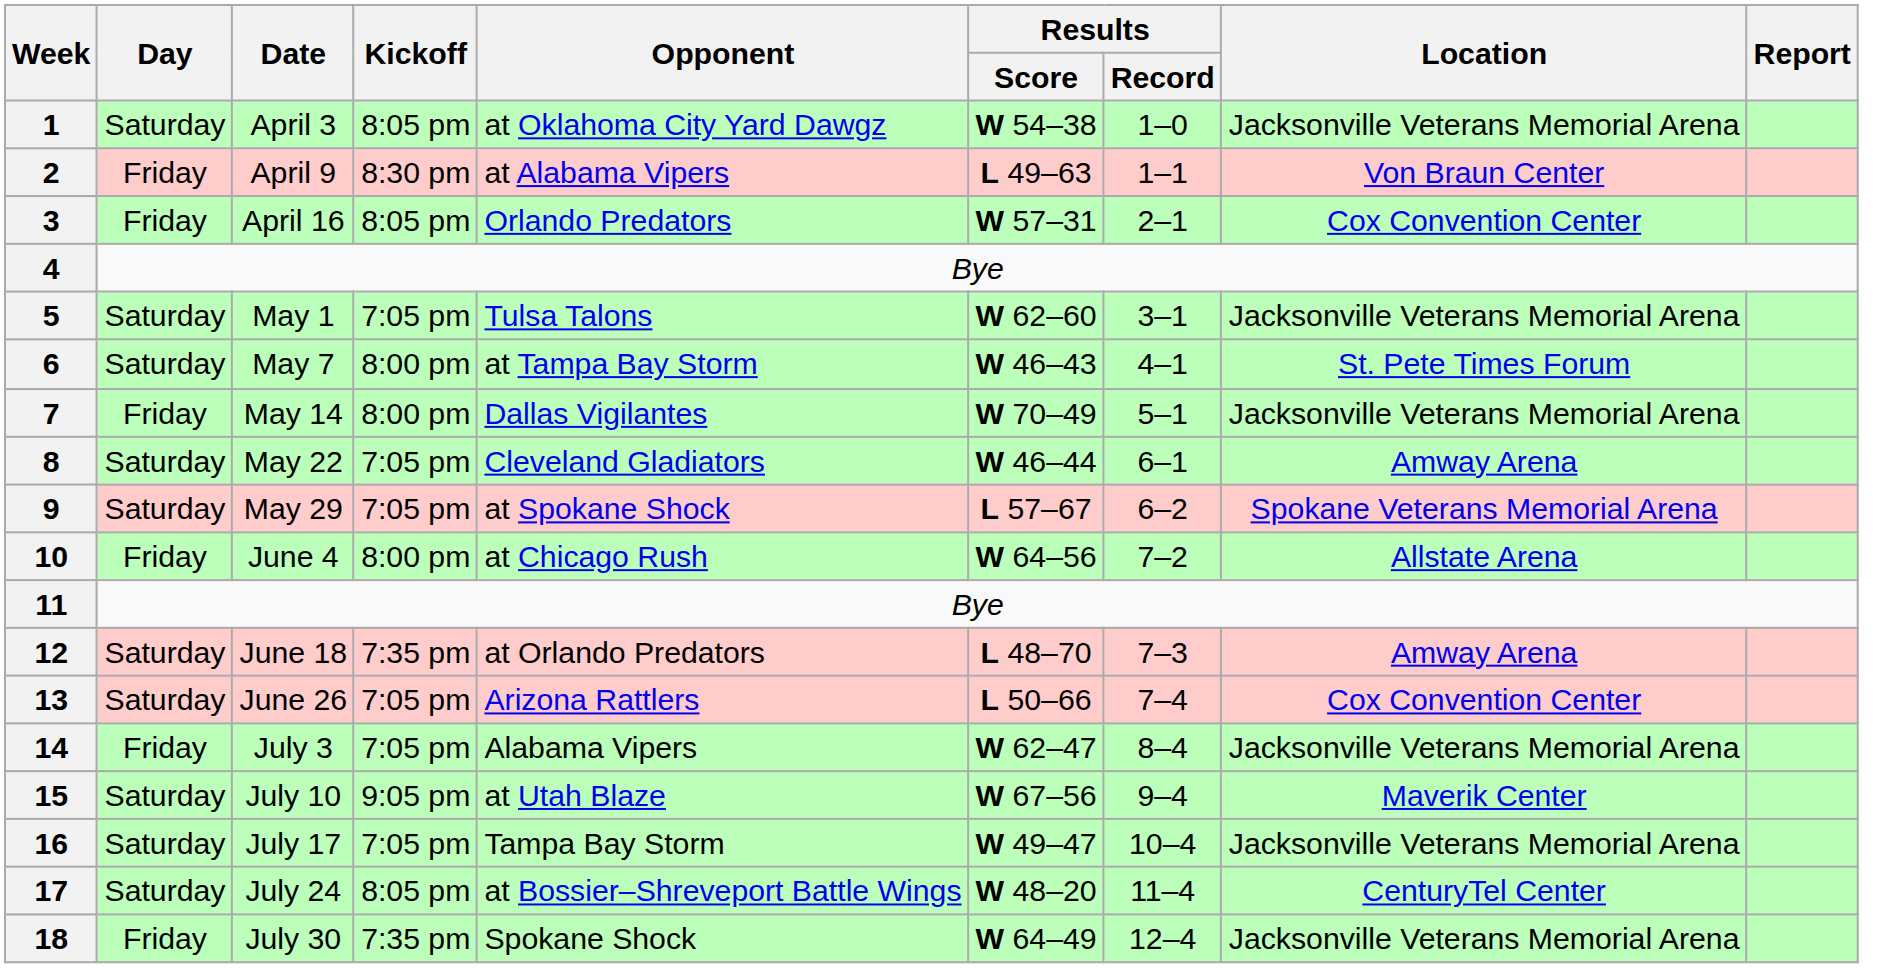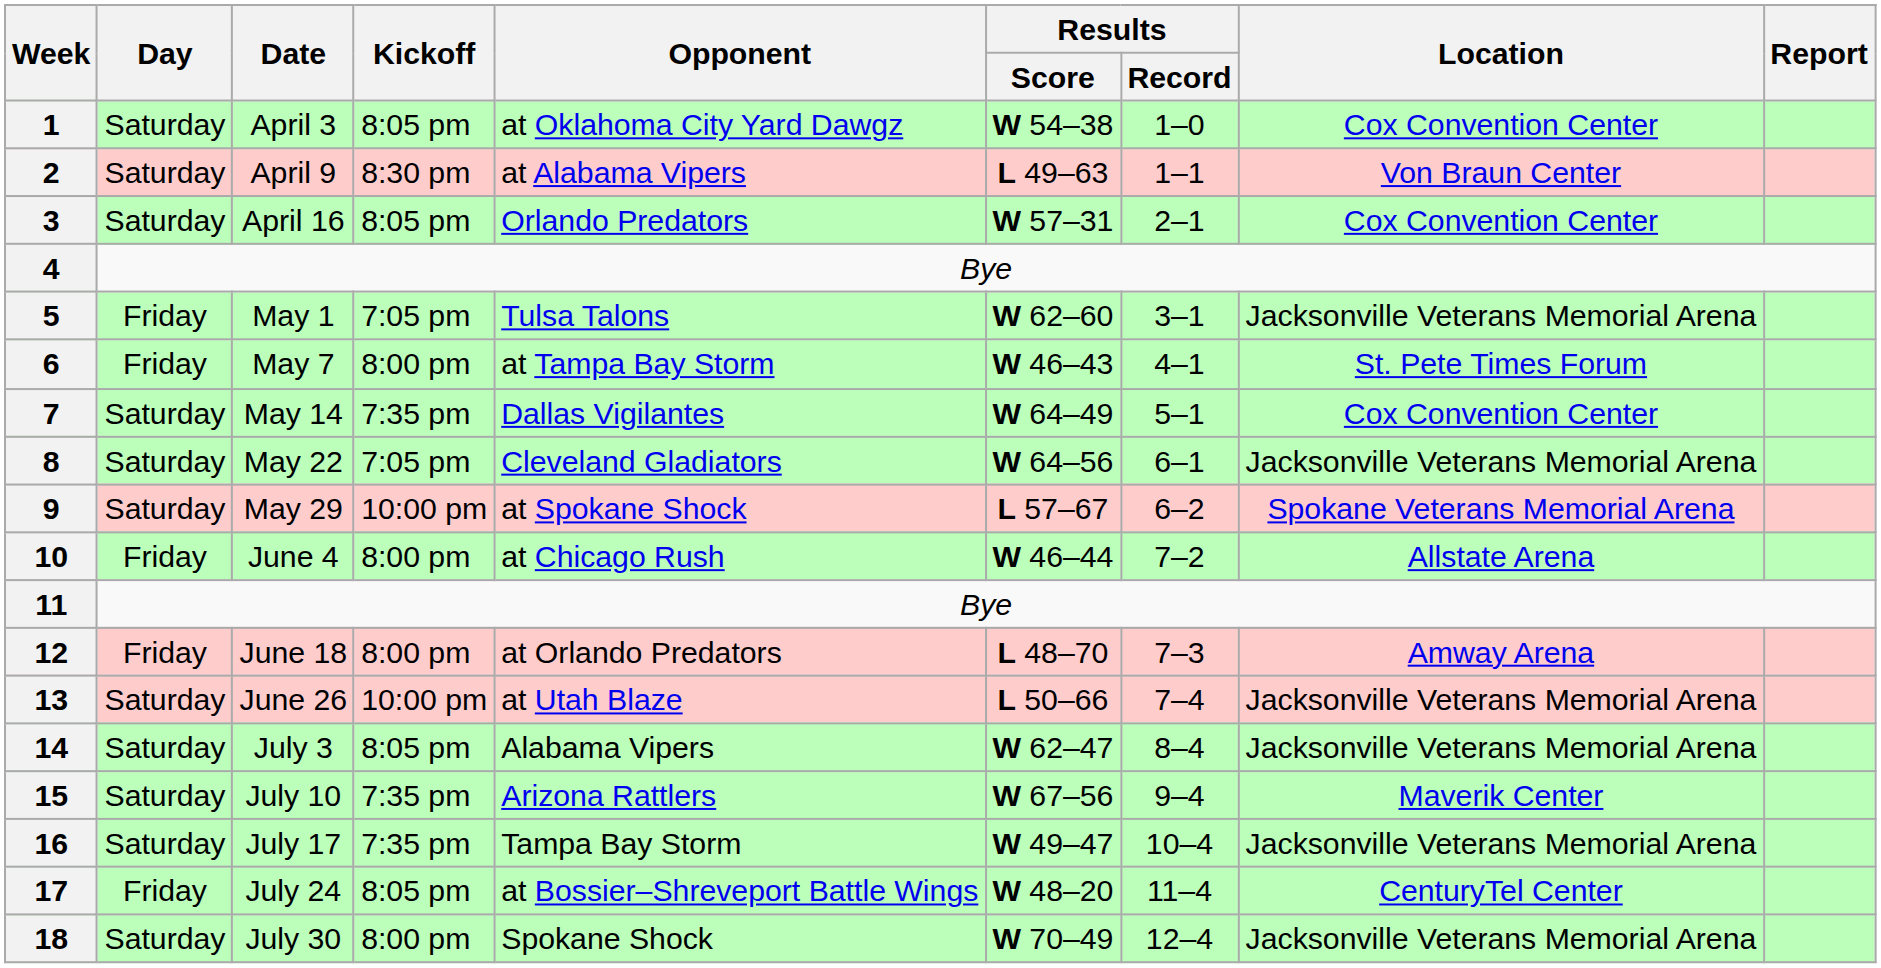(1484, 125) Jacksonville Veterans Memorial Arena -> (1501, 125) Cox Convention Center
(165, 173) Friday -> (165, 173) Saturday
(165, 221) Friday -> (165, 221) Saturday
(165, 316) Saturday -> (165, 316) Friday
(165, 364) Saturday -> (165, 364) Friday
(165, 412) Friday -> (165, 412) Saturday
(416, 412) 8:00 pm -> (416, 412) 7:35 pm
(1036, 412) W 70–49 -> (1053, 412) W 64–49
(1484, 412) Jacksonville Veterans Memorial Arena -> (1501, 412) Cox Convention Center
(1036, 460) W 46–44 -> (1053, 460) W 64–56
(1484, 460) Amway Arena -> (1501, 460) Jacksonville Veterans Memorial Arena
(416, 508) 7:05 pm -> (424, 508) 10:00 pm
(1036, 556) W 64–56 -> (1053, 556) W 46–44
(165, 652) Saturday -> (165, 652) Friday
(416, 652) 7:35 pm -> (416, 652) 8:00 pm
(416, 700) 7:05 pm -> (424, 700) 10:00 pm
(592, 700) Arizona Rattlers -> (592, 700) at Utah Blaze
(1484, 700) Cox Convention Center -> (1501, 700) Jacksonville Veterans Memorial Arena
(165, 747) Friday -> (165, 747) Saturday
(416, 747) 7:05 pm -> (416, 747) 8:05 pm
(416, 795) 9:05 pm -> (416, 795) 7:35 pm
(575, 795) at Utah Blaze -> (609, 795) Arizona Rattlers
(416, 843) 7:05 pm -> (416, 843) 7:35 pm
(165, 891) Saturday -> (165, 891) Friday
(165, 939) Friday -> (165, 939) Saturday
(416, 939) 7:35 pm -> (416, 939) 8:00 pm
(1036, 939) W 64–49 -> (1053, 939) W 70–49
